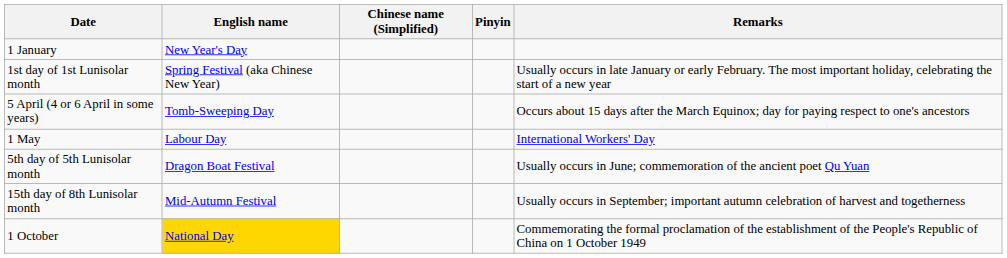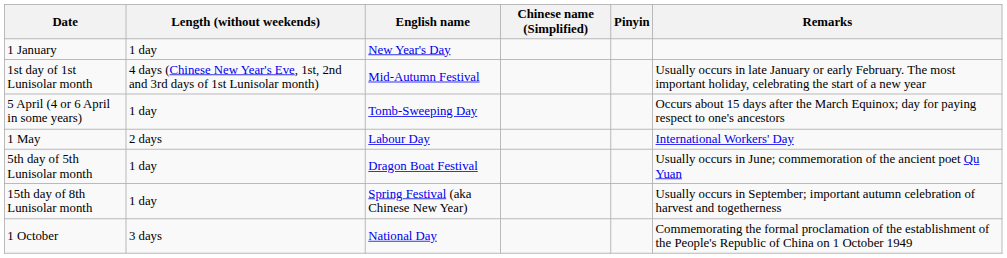+ column: (246, 21)
(239, 76) Spring Festival (aka Chinese New Year) -> (424, 76) Mid-Autumn Festival
(221, 201) Mid-Autumn Festival -> (420, 201) Spring Festival (aka Chinese New Year)
(199, 235) gold background -> (403, 235) no background
